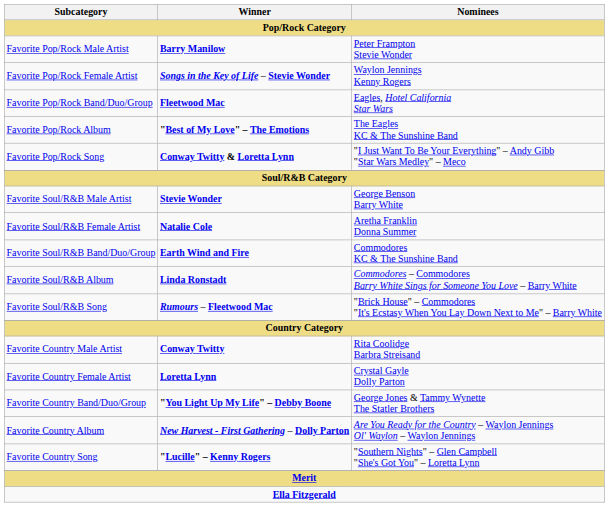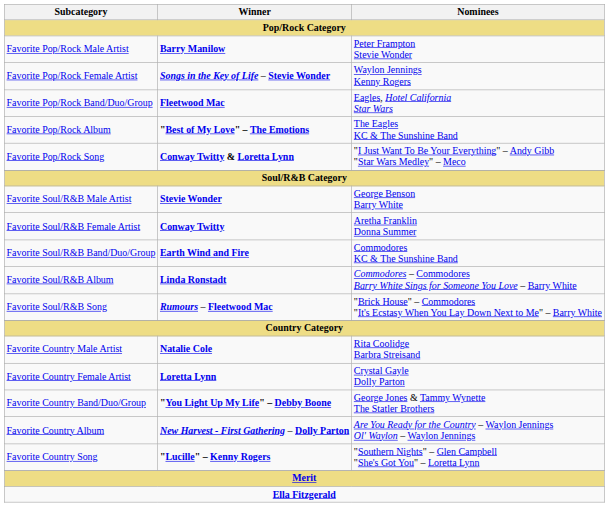(186, 226) Natalie Cole -> (192, 226) Conway Twitty
(192, 349) Conway Twitty -> (186, 349) Natalie Cole
